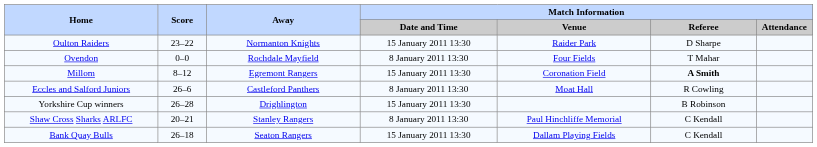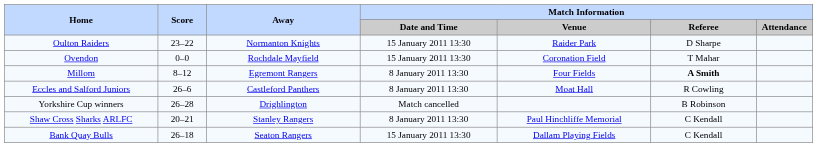(429, 58) 8 January 2011 13:30 -> (429, 58) 15 January 2011 13:30
(574, 58) Four Fields -> (574, 58) Coronation Field
(429, 73) 15 January 2011 13:30 -> (429, 73) 8 January 2011 13:30
(574, 73) Coronation Field -> (574, 73) Four Fields
(429, 104) 15 January 2011 13:30 -> (429, 104) Match cancelled
